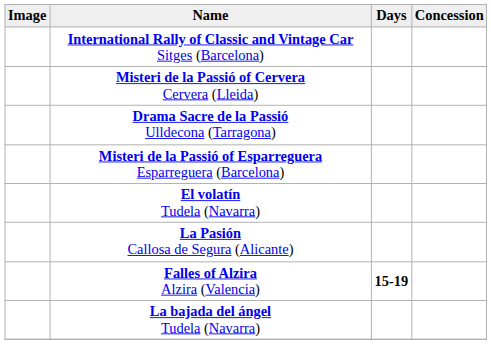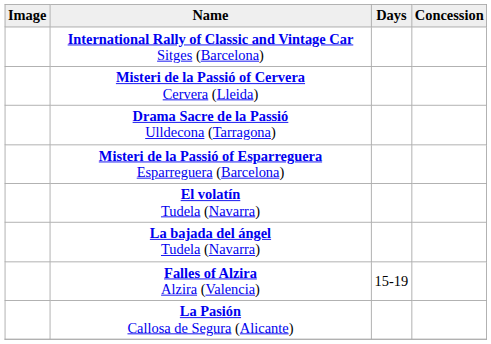rows swapped: (210, 320) <-> (210, 242)
(391, 281) bold -> (391, 281) normal
